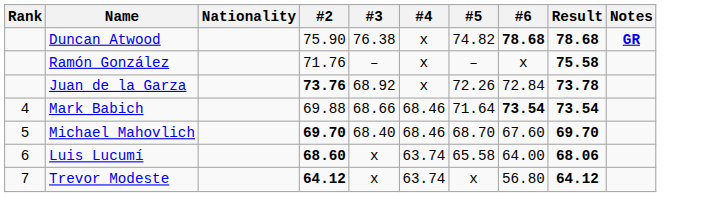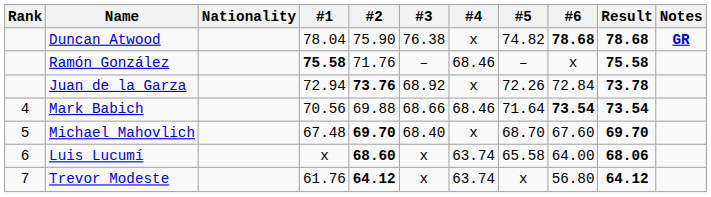+ column: (324, 16)
(424, 63) x -> (474, 63) 68.46
(424, 133) 68.46 -> (474, 133) x
